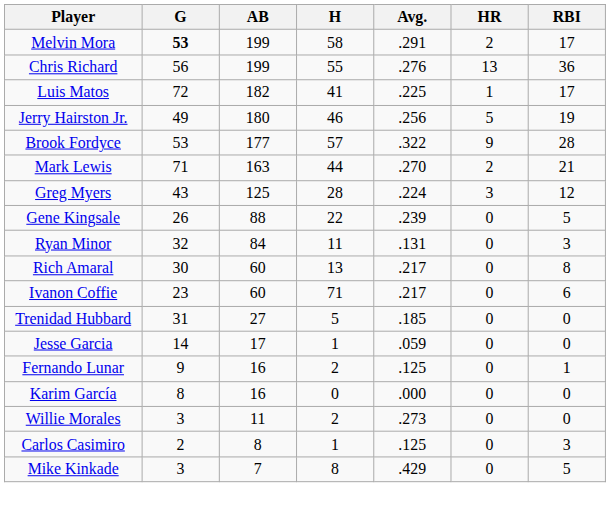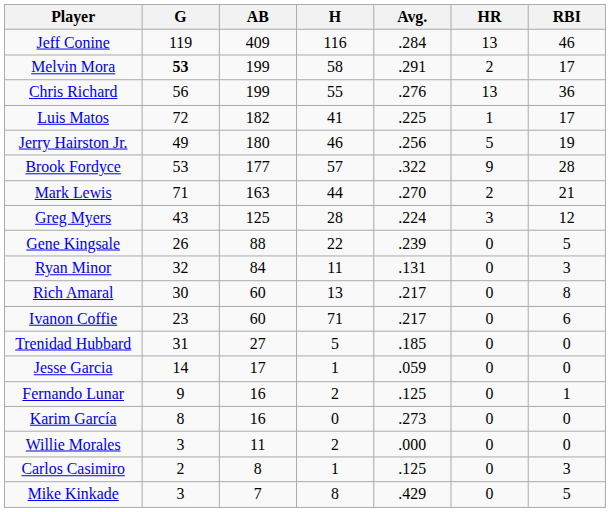+ row: (73, 42)
(412, 393) .000 -> (412, 419) .273
(412, 419) .273 -> (412, 444) .000
